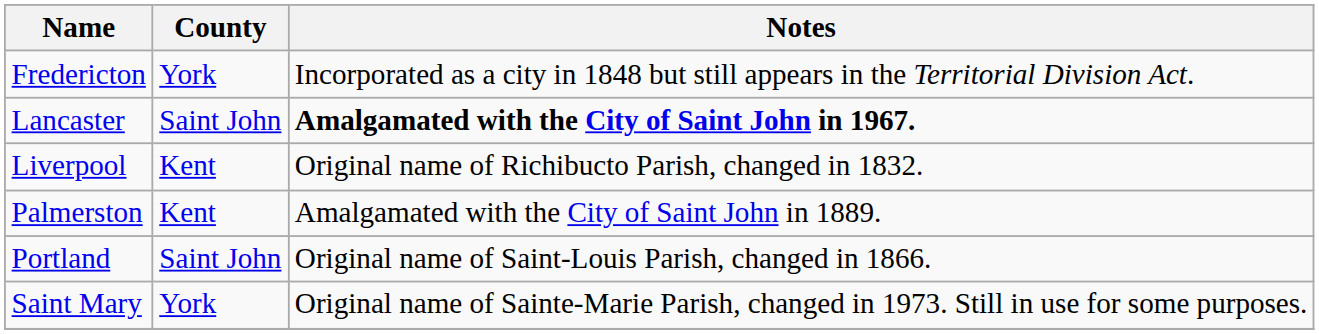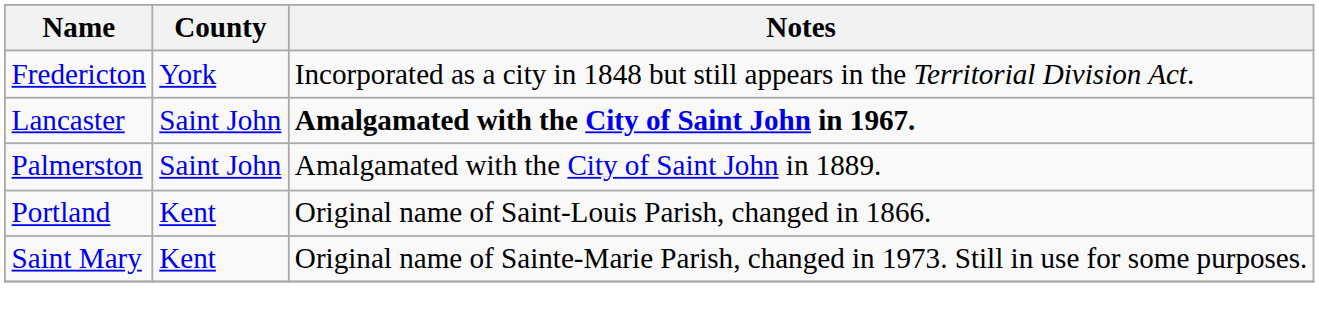- row: (69, 166)
(188, 212) Kent -> (220, 166) Saint John
(220, 258) Saint John -> (188, 212) Kent
(188, 304) York -> (188, 258) Kent
